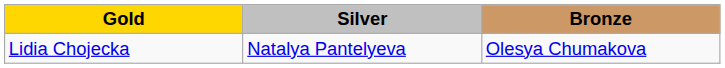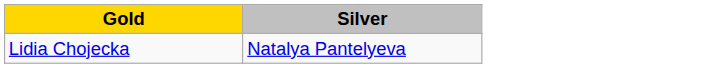- column: (601, 19)
